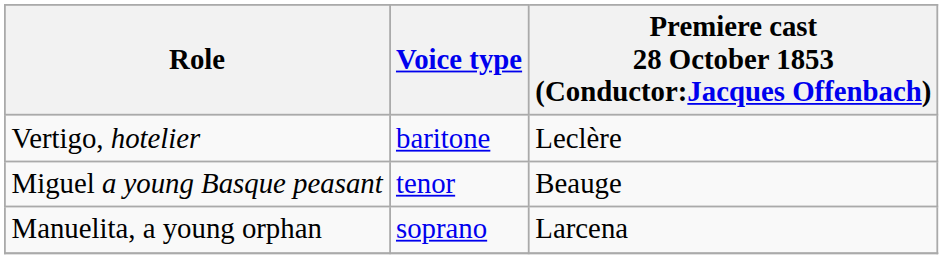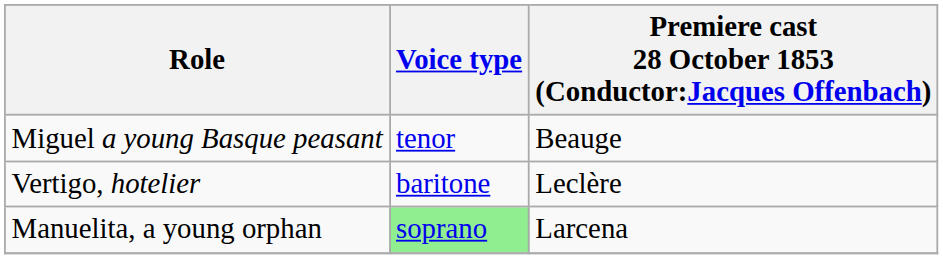rows swapped: (106, 137) <-> (197, 183)
(442, 229) no background -> (442, 229) lightgreen background
